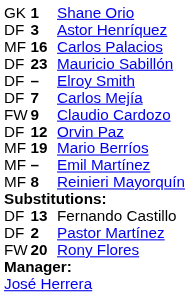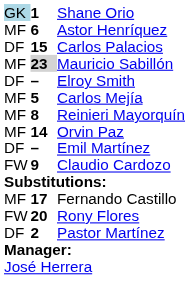(15, 12) no background -> (15, 12) lightblue background
(14, 29) DF -> (15, 29) MF
(35, 29) 3 -> (35, 29) 6
(15, 46) MF -> (14, 46) DF
(39, 46) 16 -> (39, 46) 15
(14, 63) DF -> (15, 63) MF
(39, 63) no background -> (39, 63) lightgrey background
(14, 97) DF -> (15, 97) MF
(35, 97) 7 -> (35, 97) 5
rows swapped: (121, 182) <-> (114, 114)
(14, 131) DF -> (15, 131) MF
(39, 131) 12 -> (39, 131) 14
- row: (103, 148)
(15, 165) MF -> (14, 148) DF
(14, 216) DF -> (15, 199) MF
(39, 216) 13 -> (39, 199) 17
rows swapped: (98, 250) <-> (111, 233)
